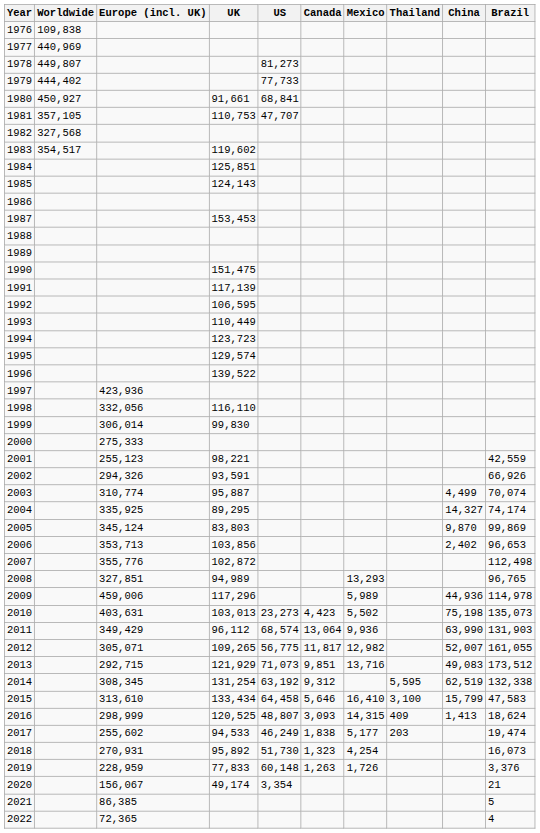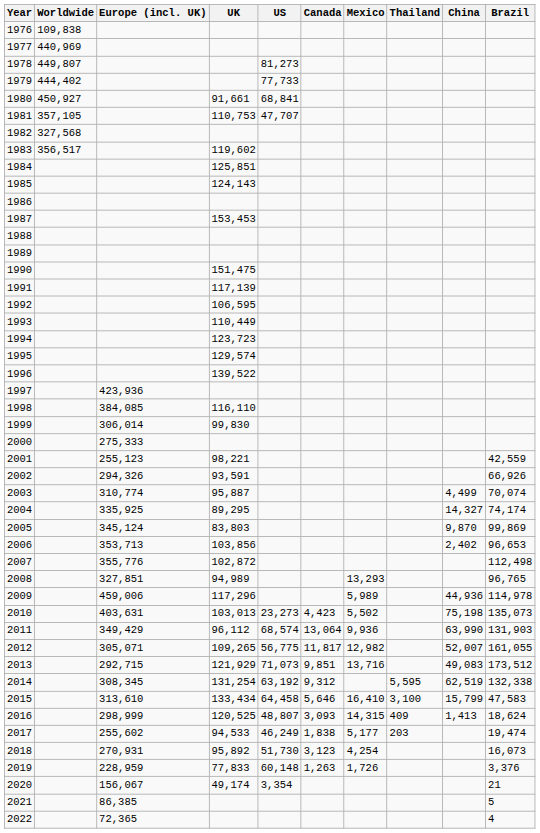(59, 150) 354,517 -> (59, 150) 356,517
(121, 408) 332,056 -> (121, 408) 384,085
(320, 751) 1,323 -> (320, 751) 3,123
